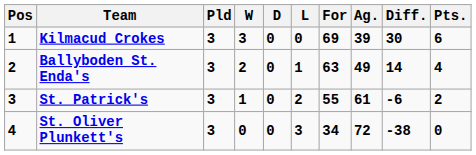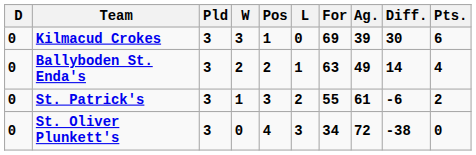columns swapped: (20, 16) <-> (277, 16)
